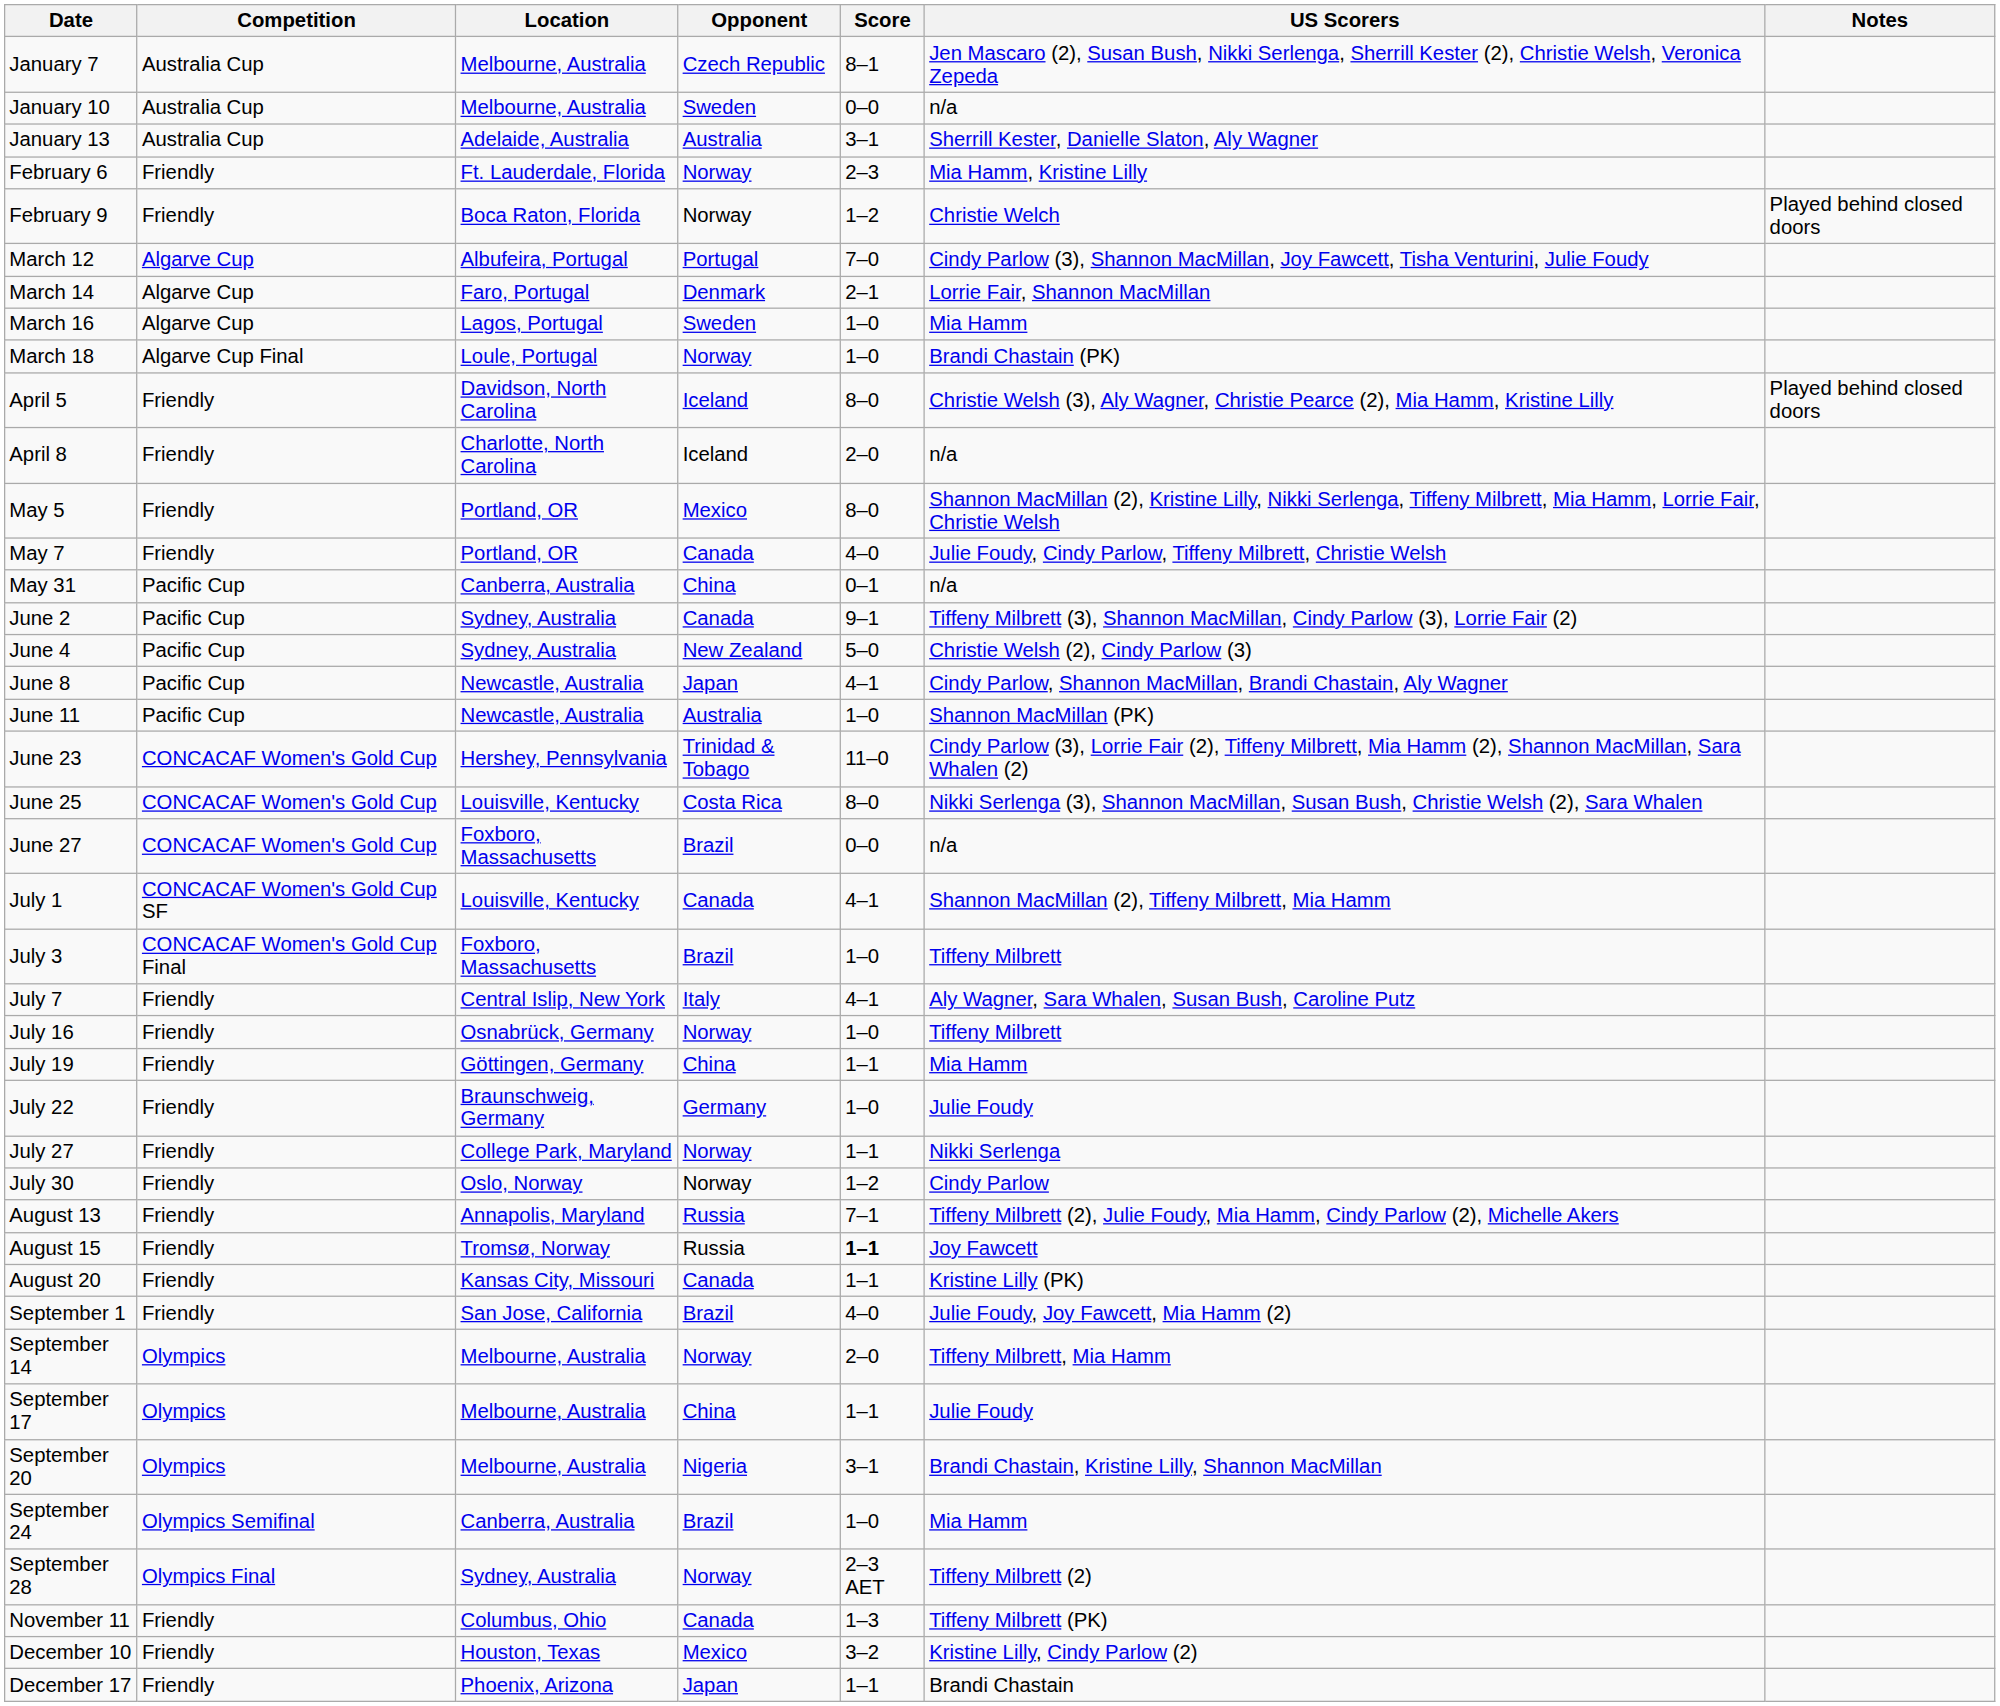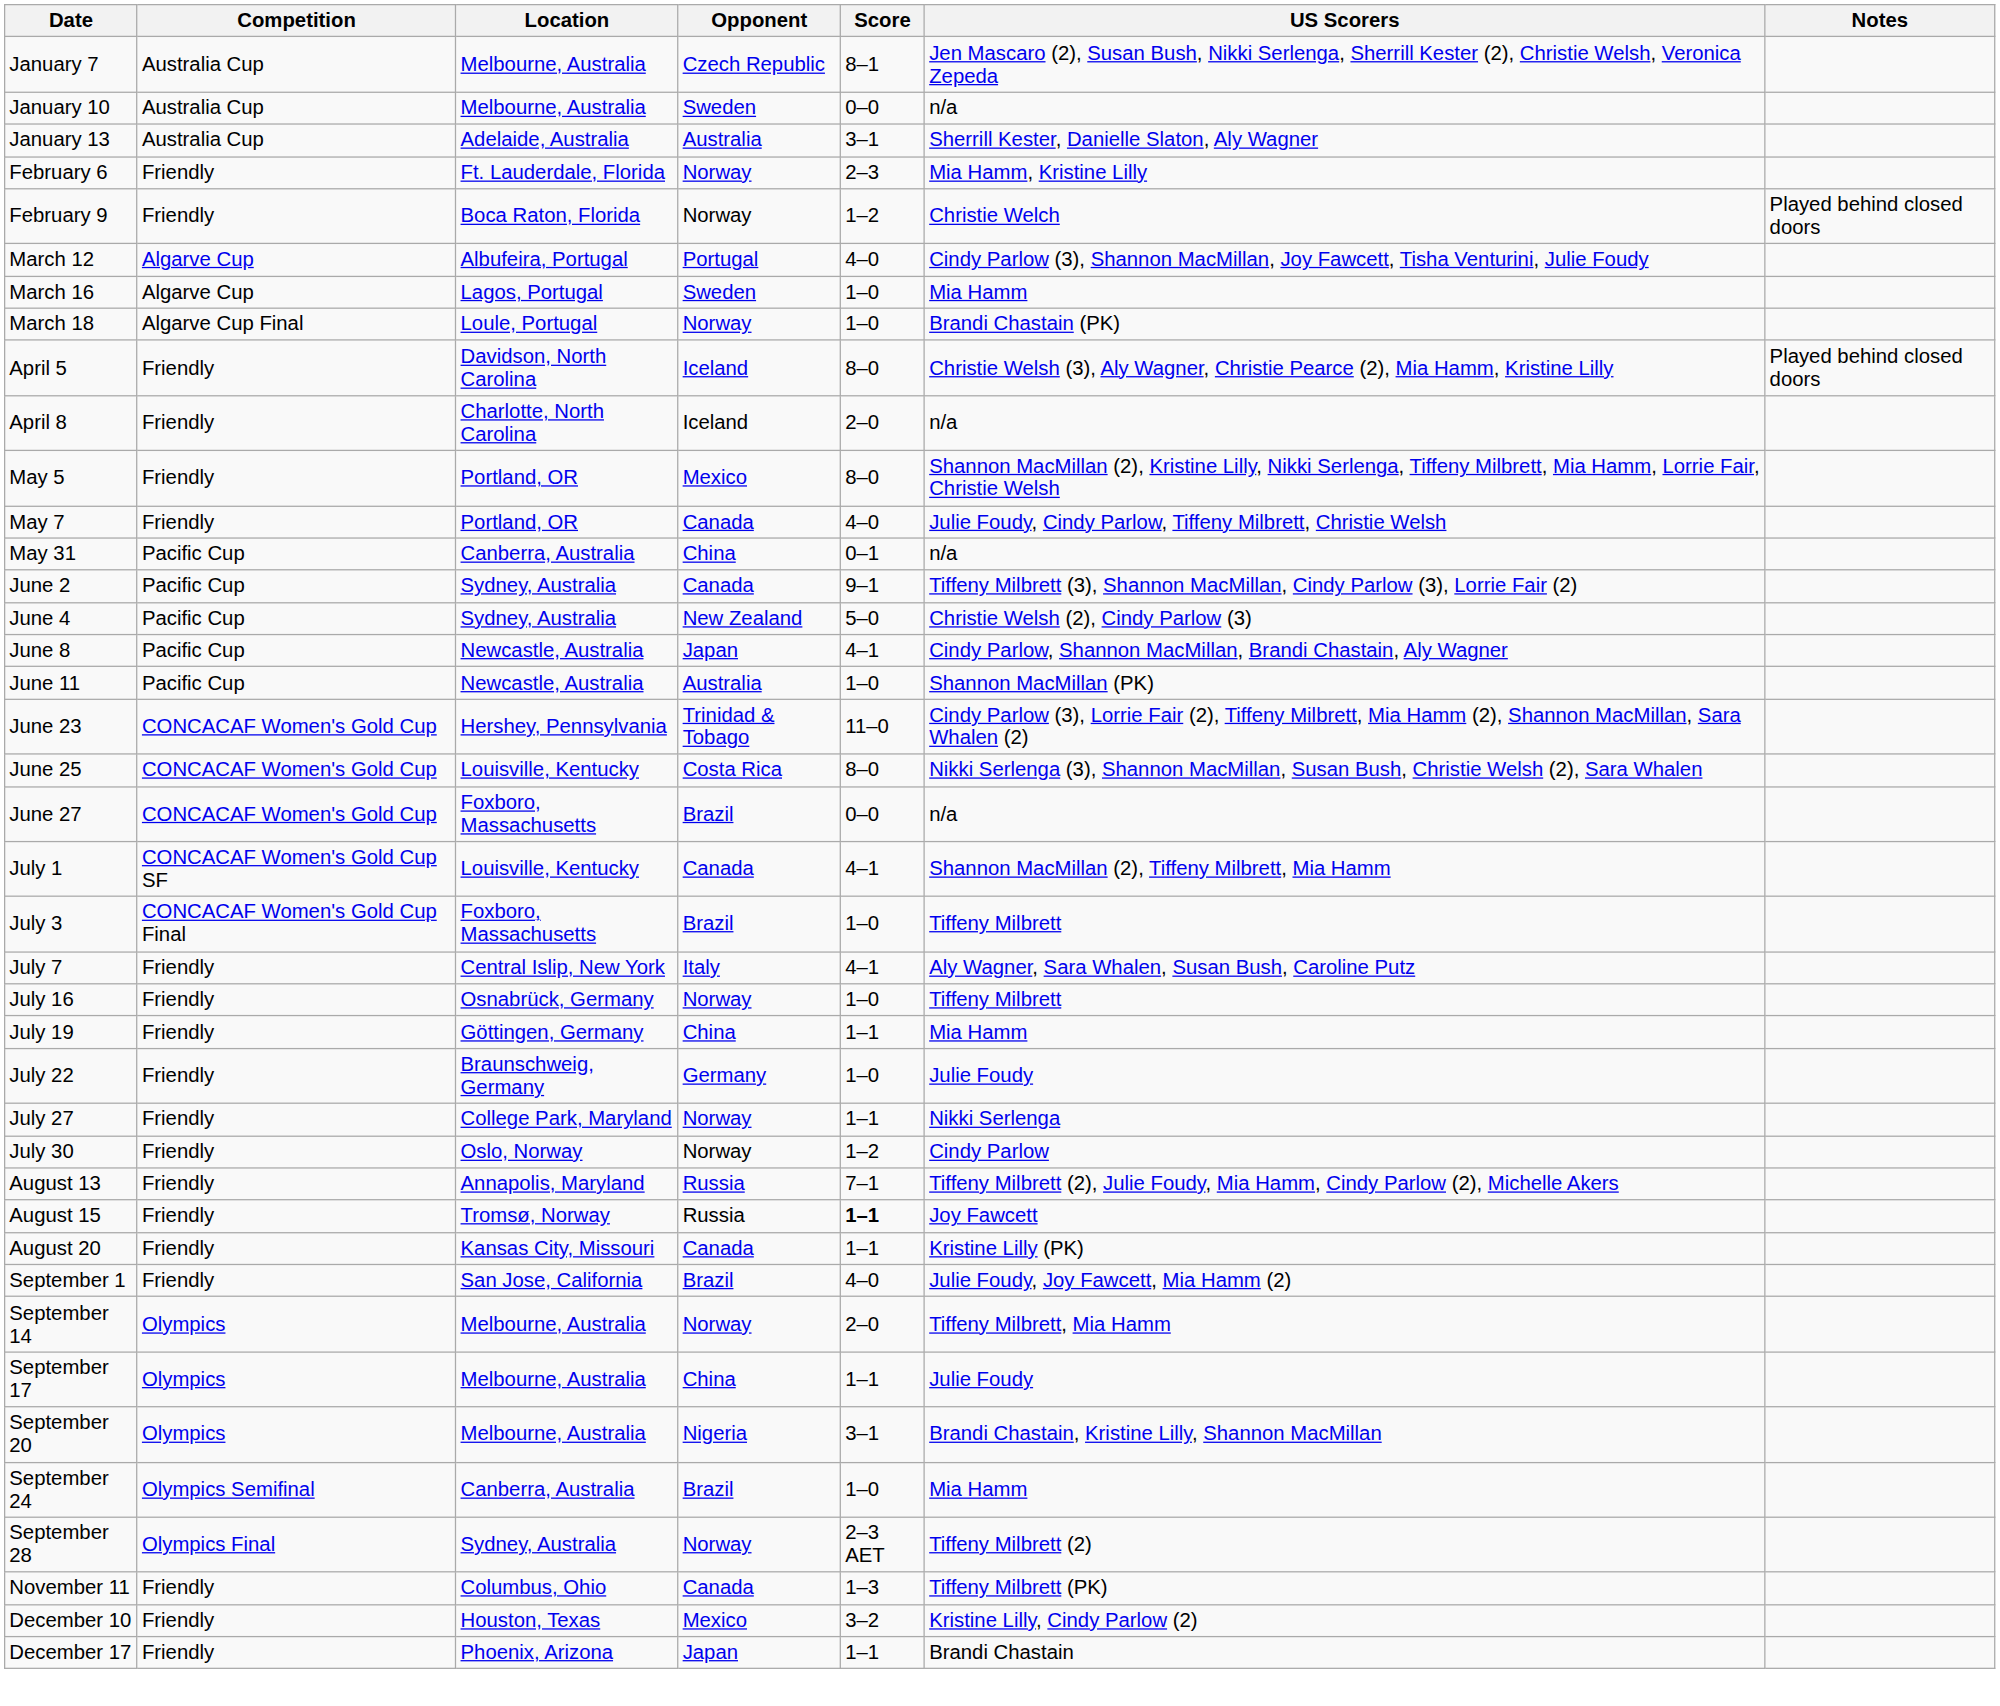(862, 259) 7–0 -> (862, 259) 4–0
- row: (52, 291)
